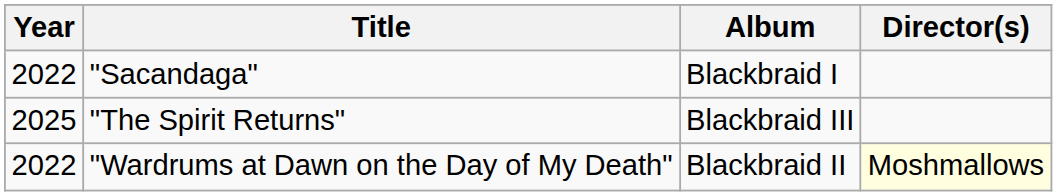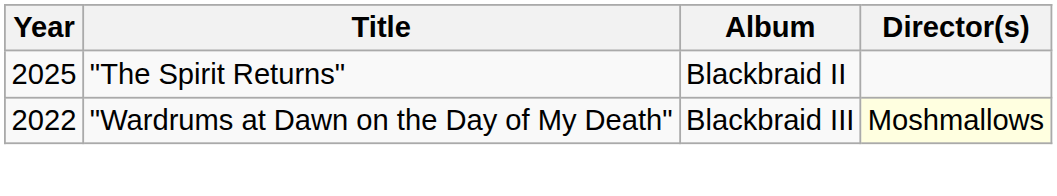- row: (174, 73)
(770, 119) Blackbraid III -> (766, 73) Blackbraid II
(766, 166) Blackbraid II -> (770, 119) Blackbraid III
